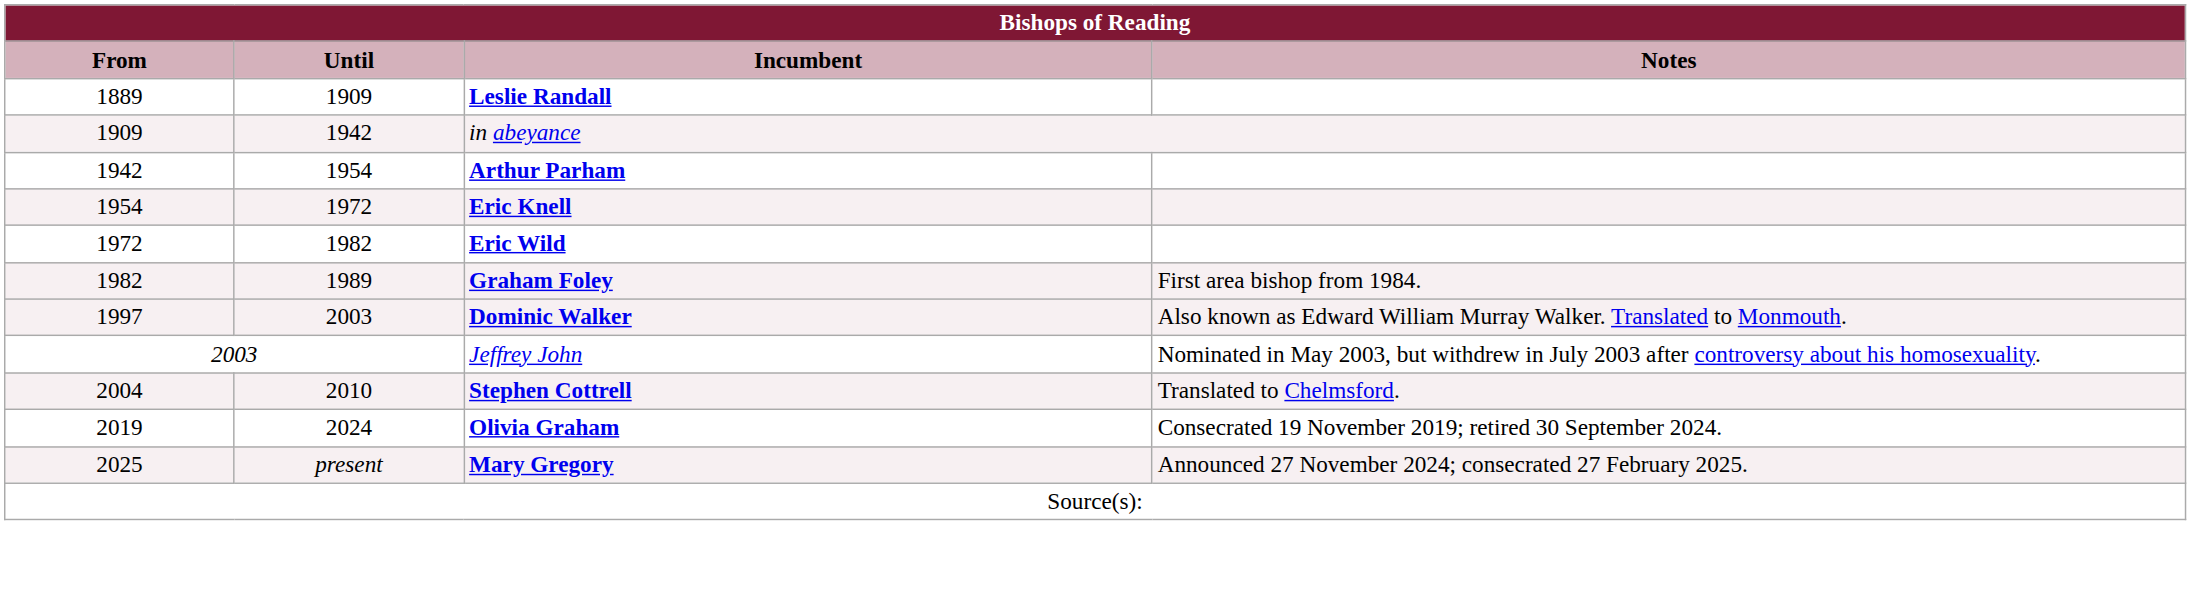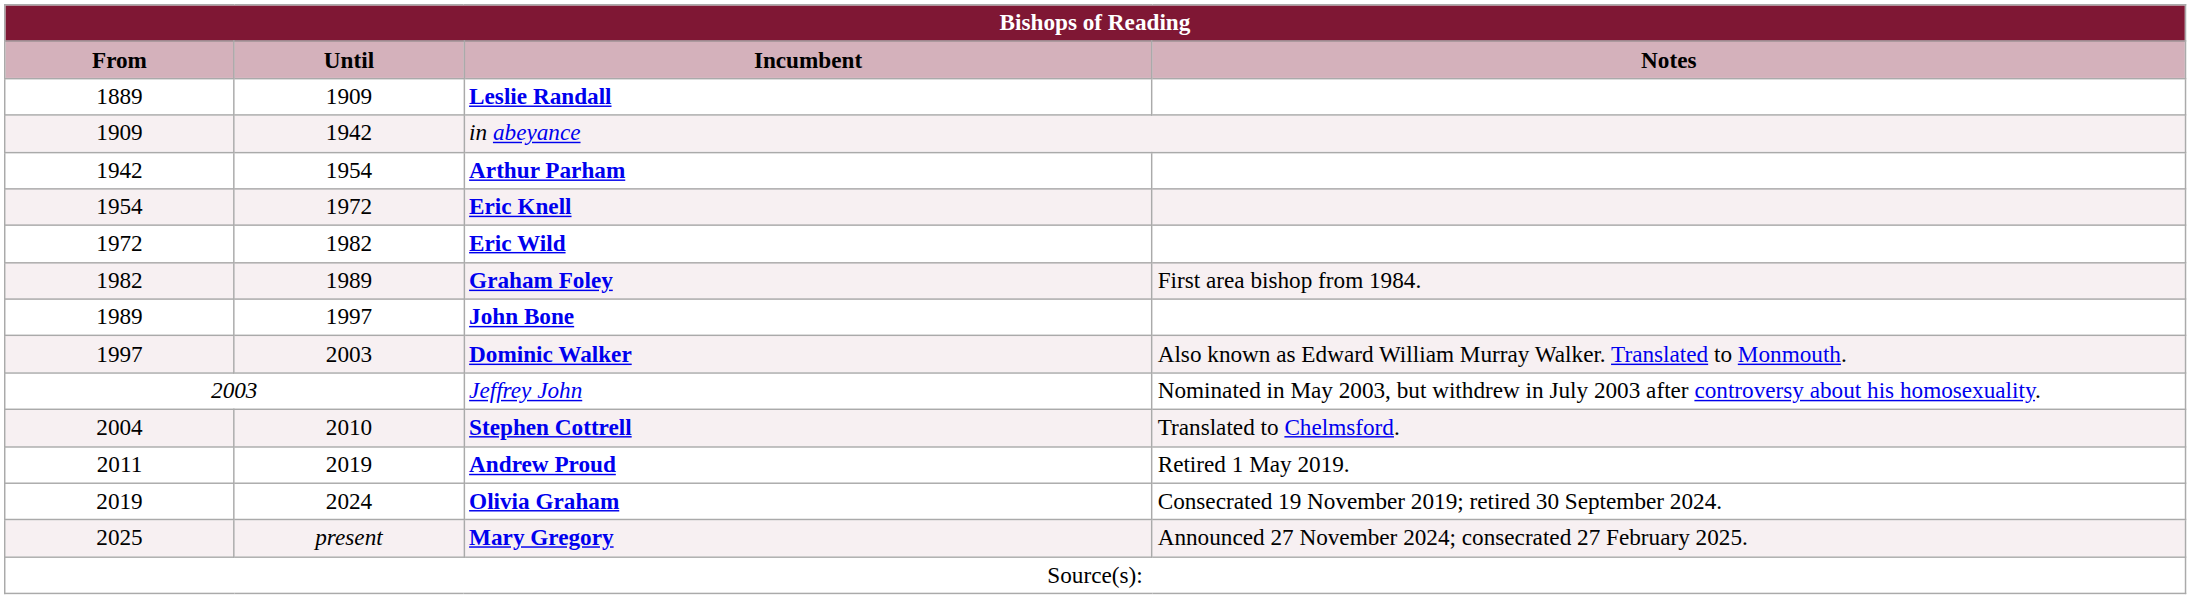+ row: (522, 317)
+ row: (542, 464)
